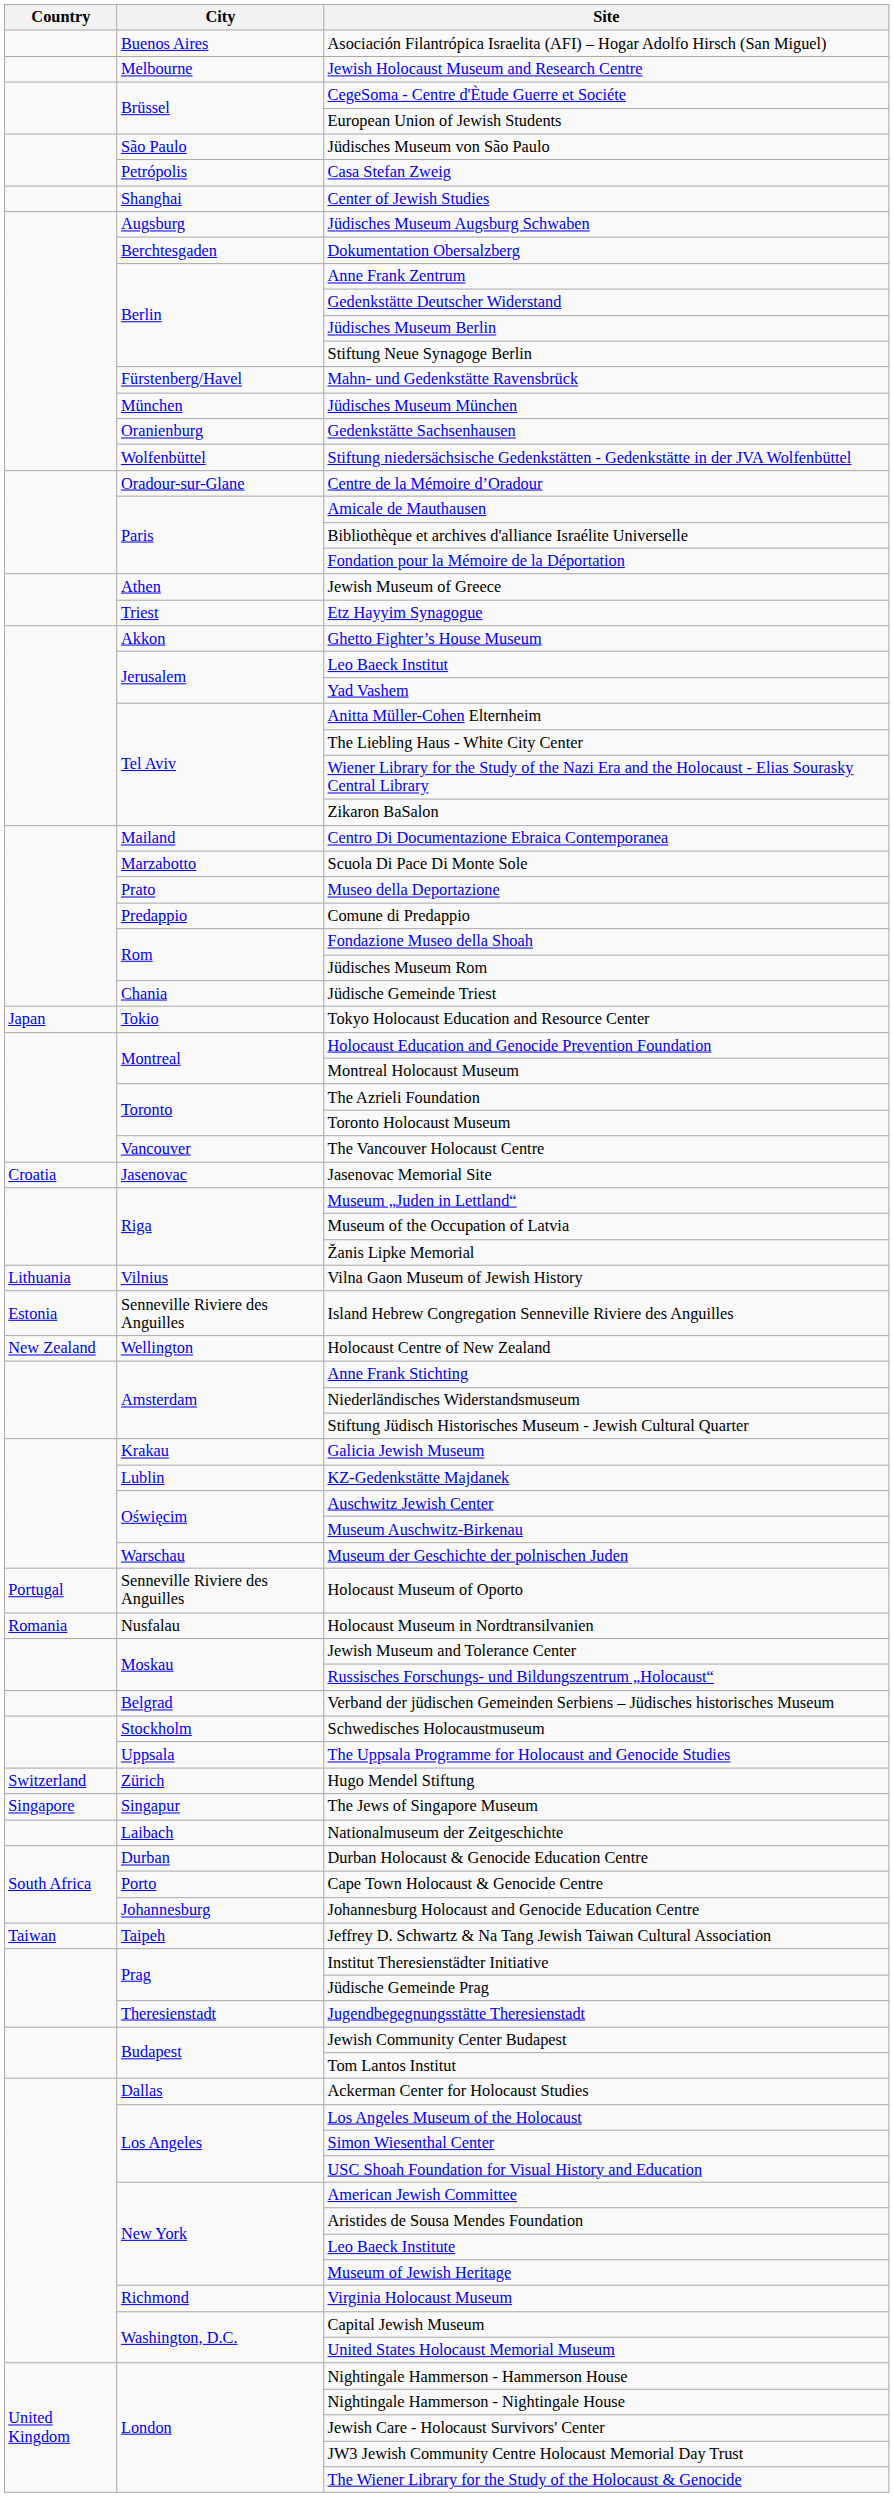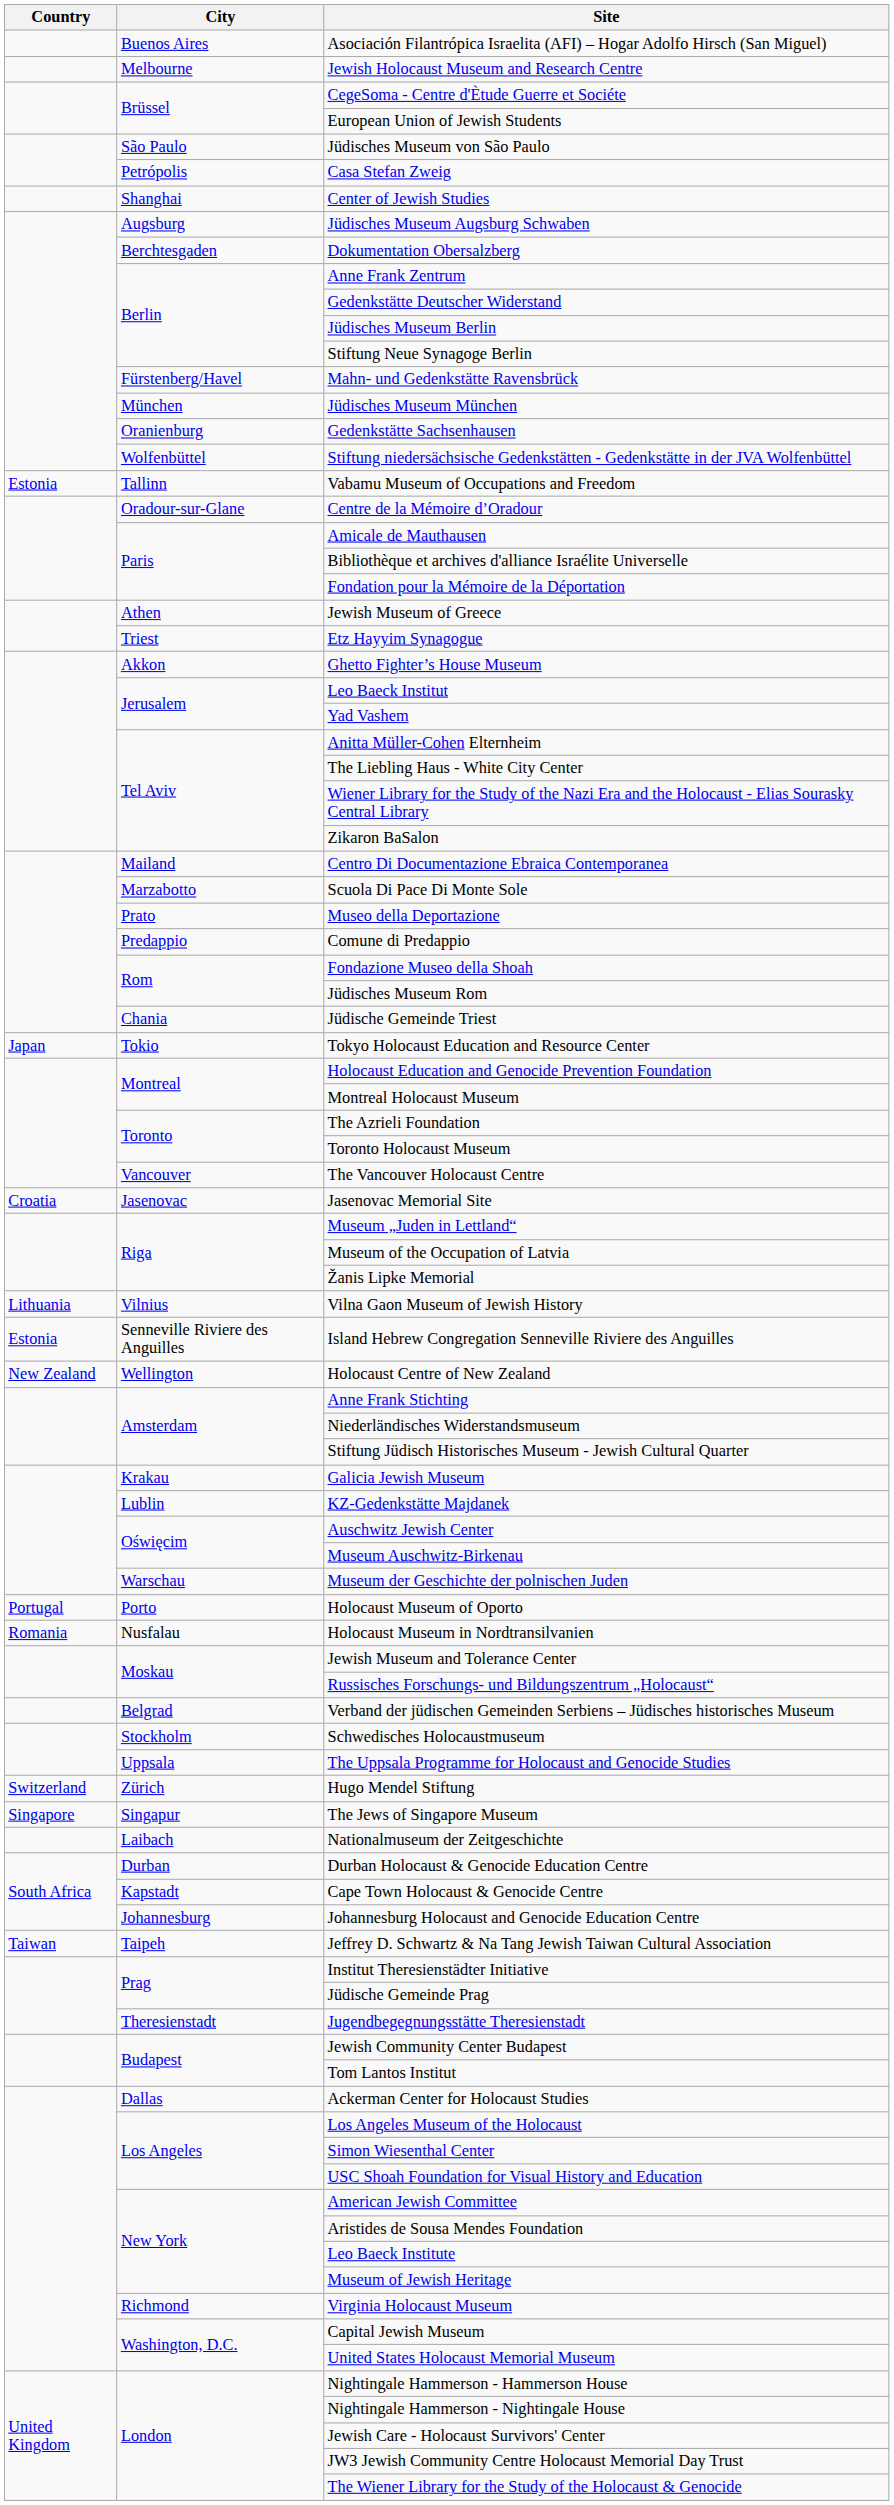+ row: (481, 483)
(194, 1590) Senneville Riviere des Anguilles -> (139, 1607) Porto
(139, 1884) Porto -> (150, 1891) Kapstadt
